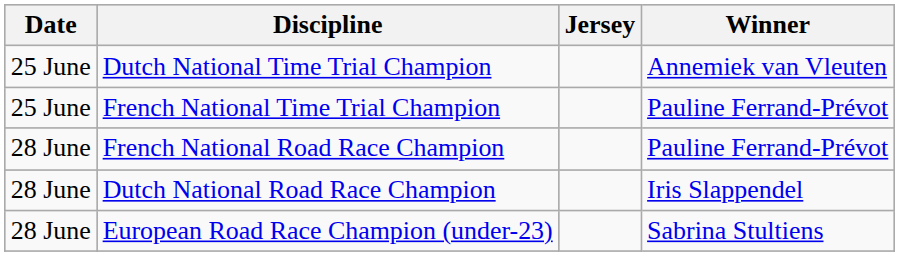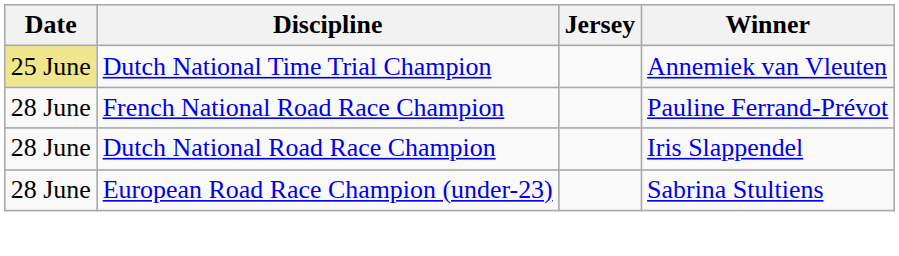(51, 66) no background -> (51, 66) khaki background
- row: (301, 107)
